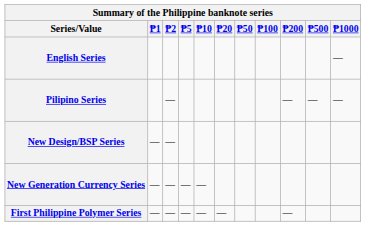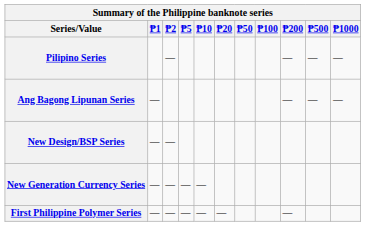- row: (76, 57)
+ row: (76, 100)
